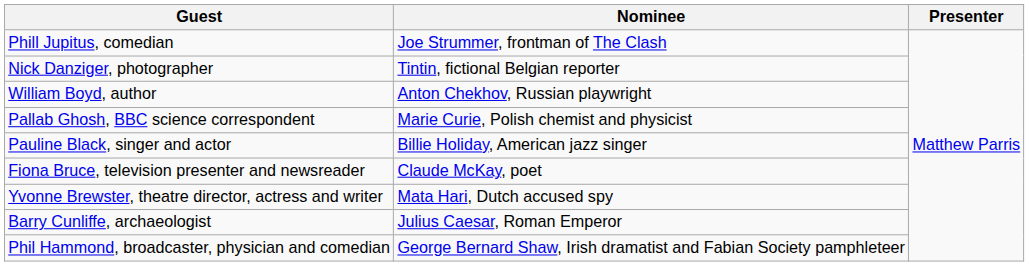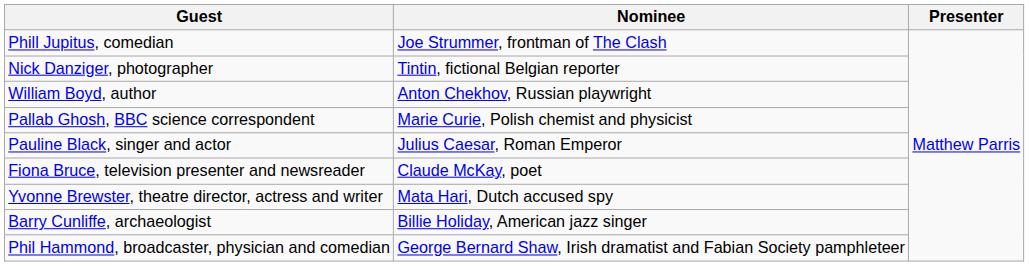(522, 145) Billie Holiday, American jazz singer -> (510, 145) Julius Caesar, Roman Emperor
(510, 222) Julius Caesar, Roman Emperor -> (522, 222) Billie Holiday, American jazz singer
